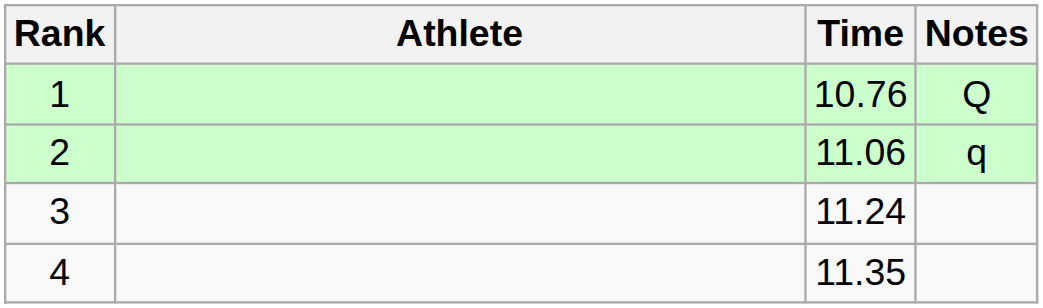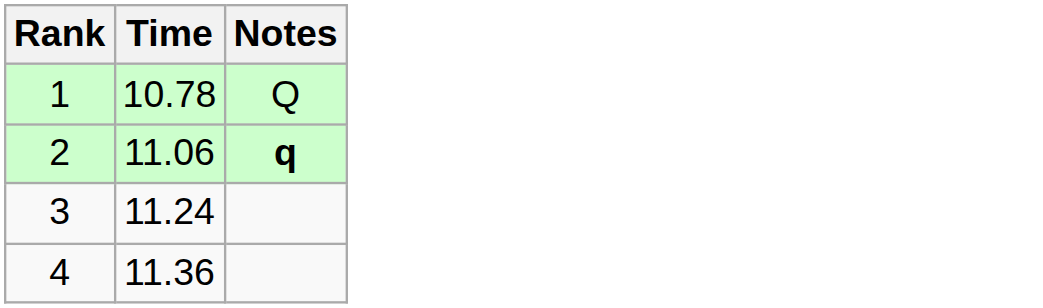- column: (460, 34)
(861, 93) 10.76 -> (169, 93) 10.78
(977, 152) normal -> (286, 152) bold
(861, 271) 11.35 -> (169, 271) 11.36
